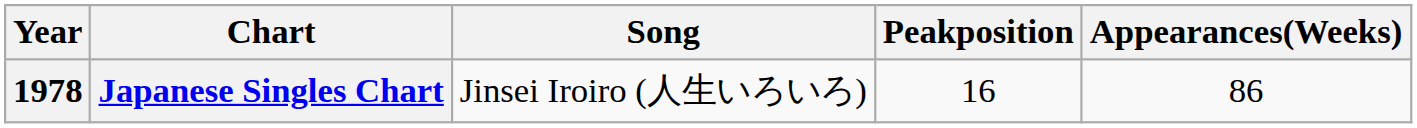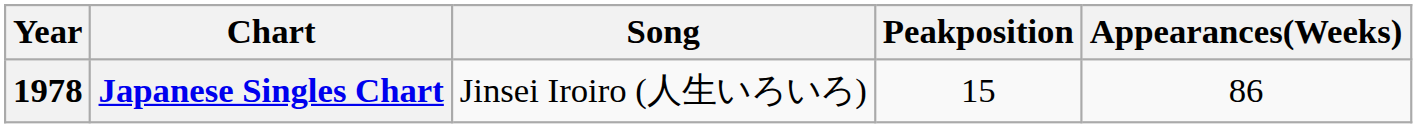(978, 90) 16 -> (978, 90) 15
